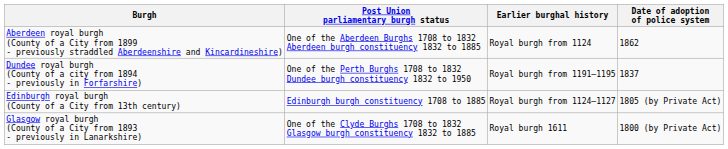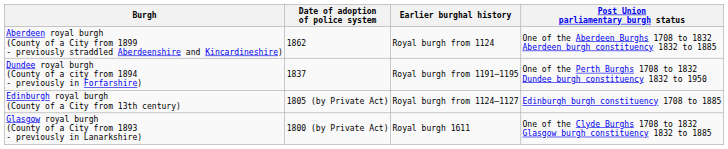columns swapped: (670, 16) <-> (386, 16)
